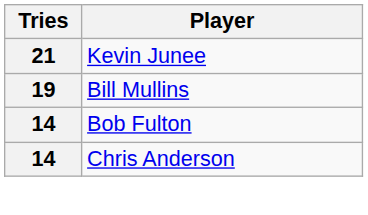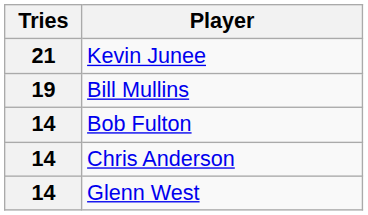+ row: (143, 192)
